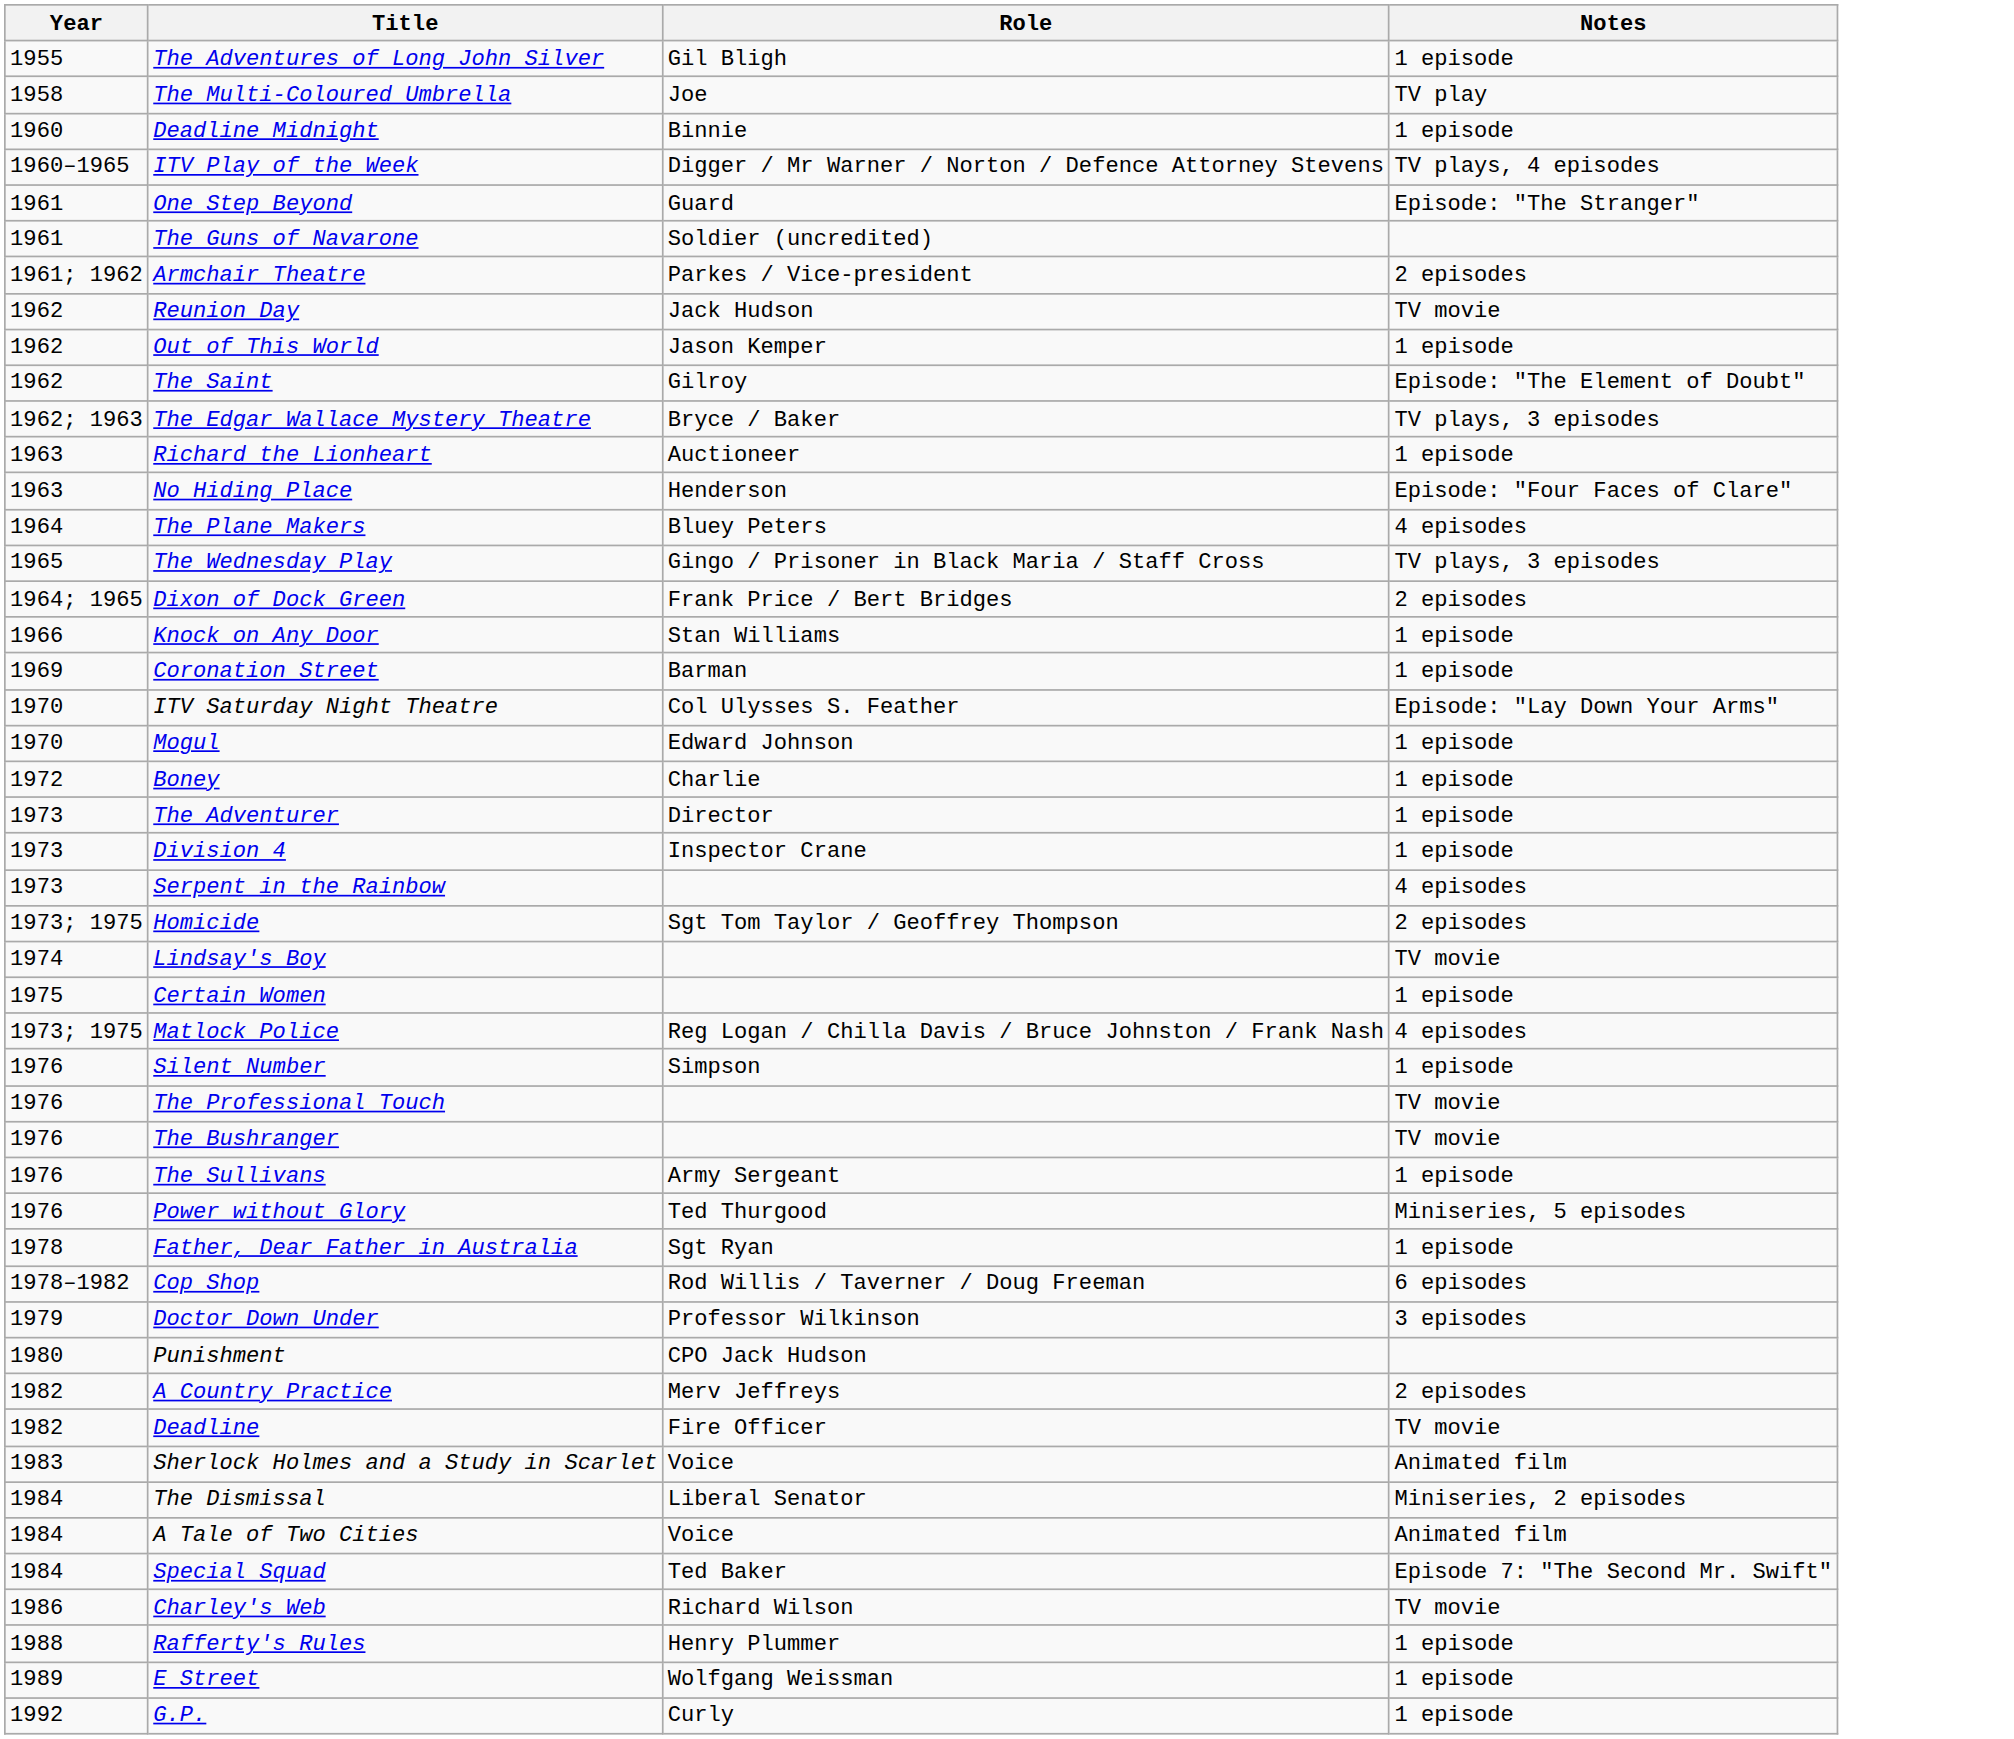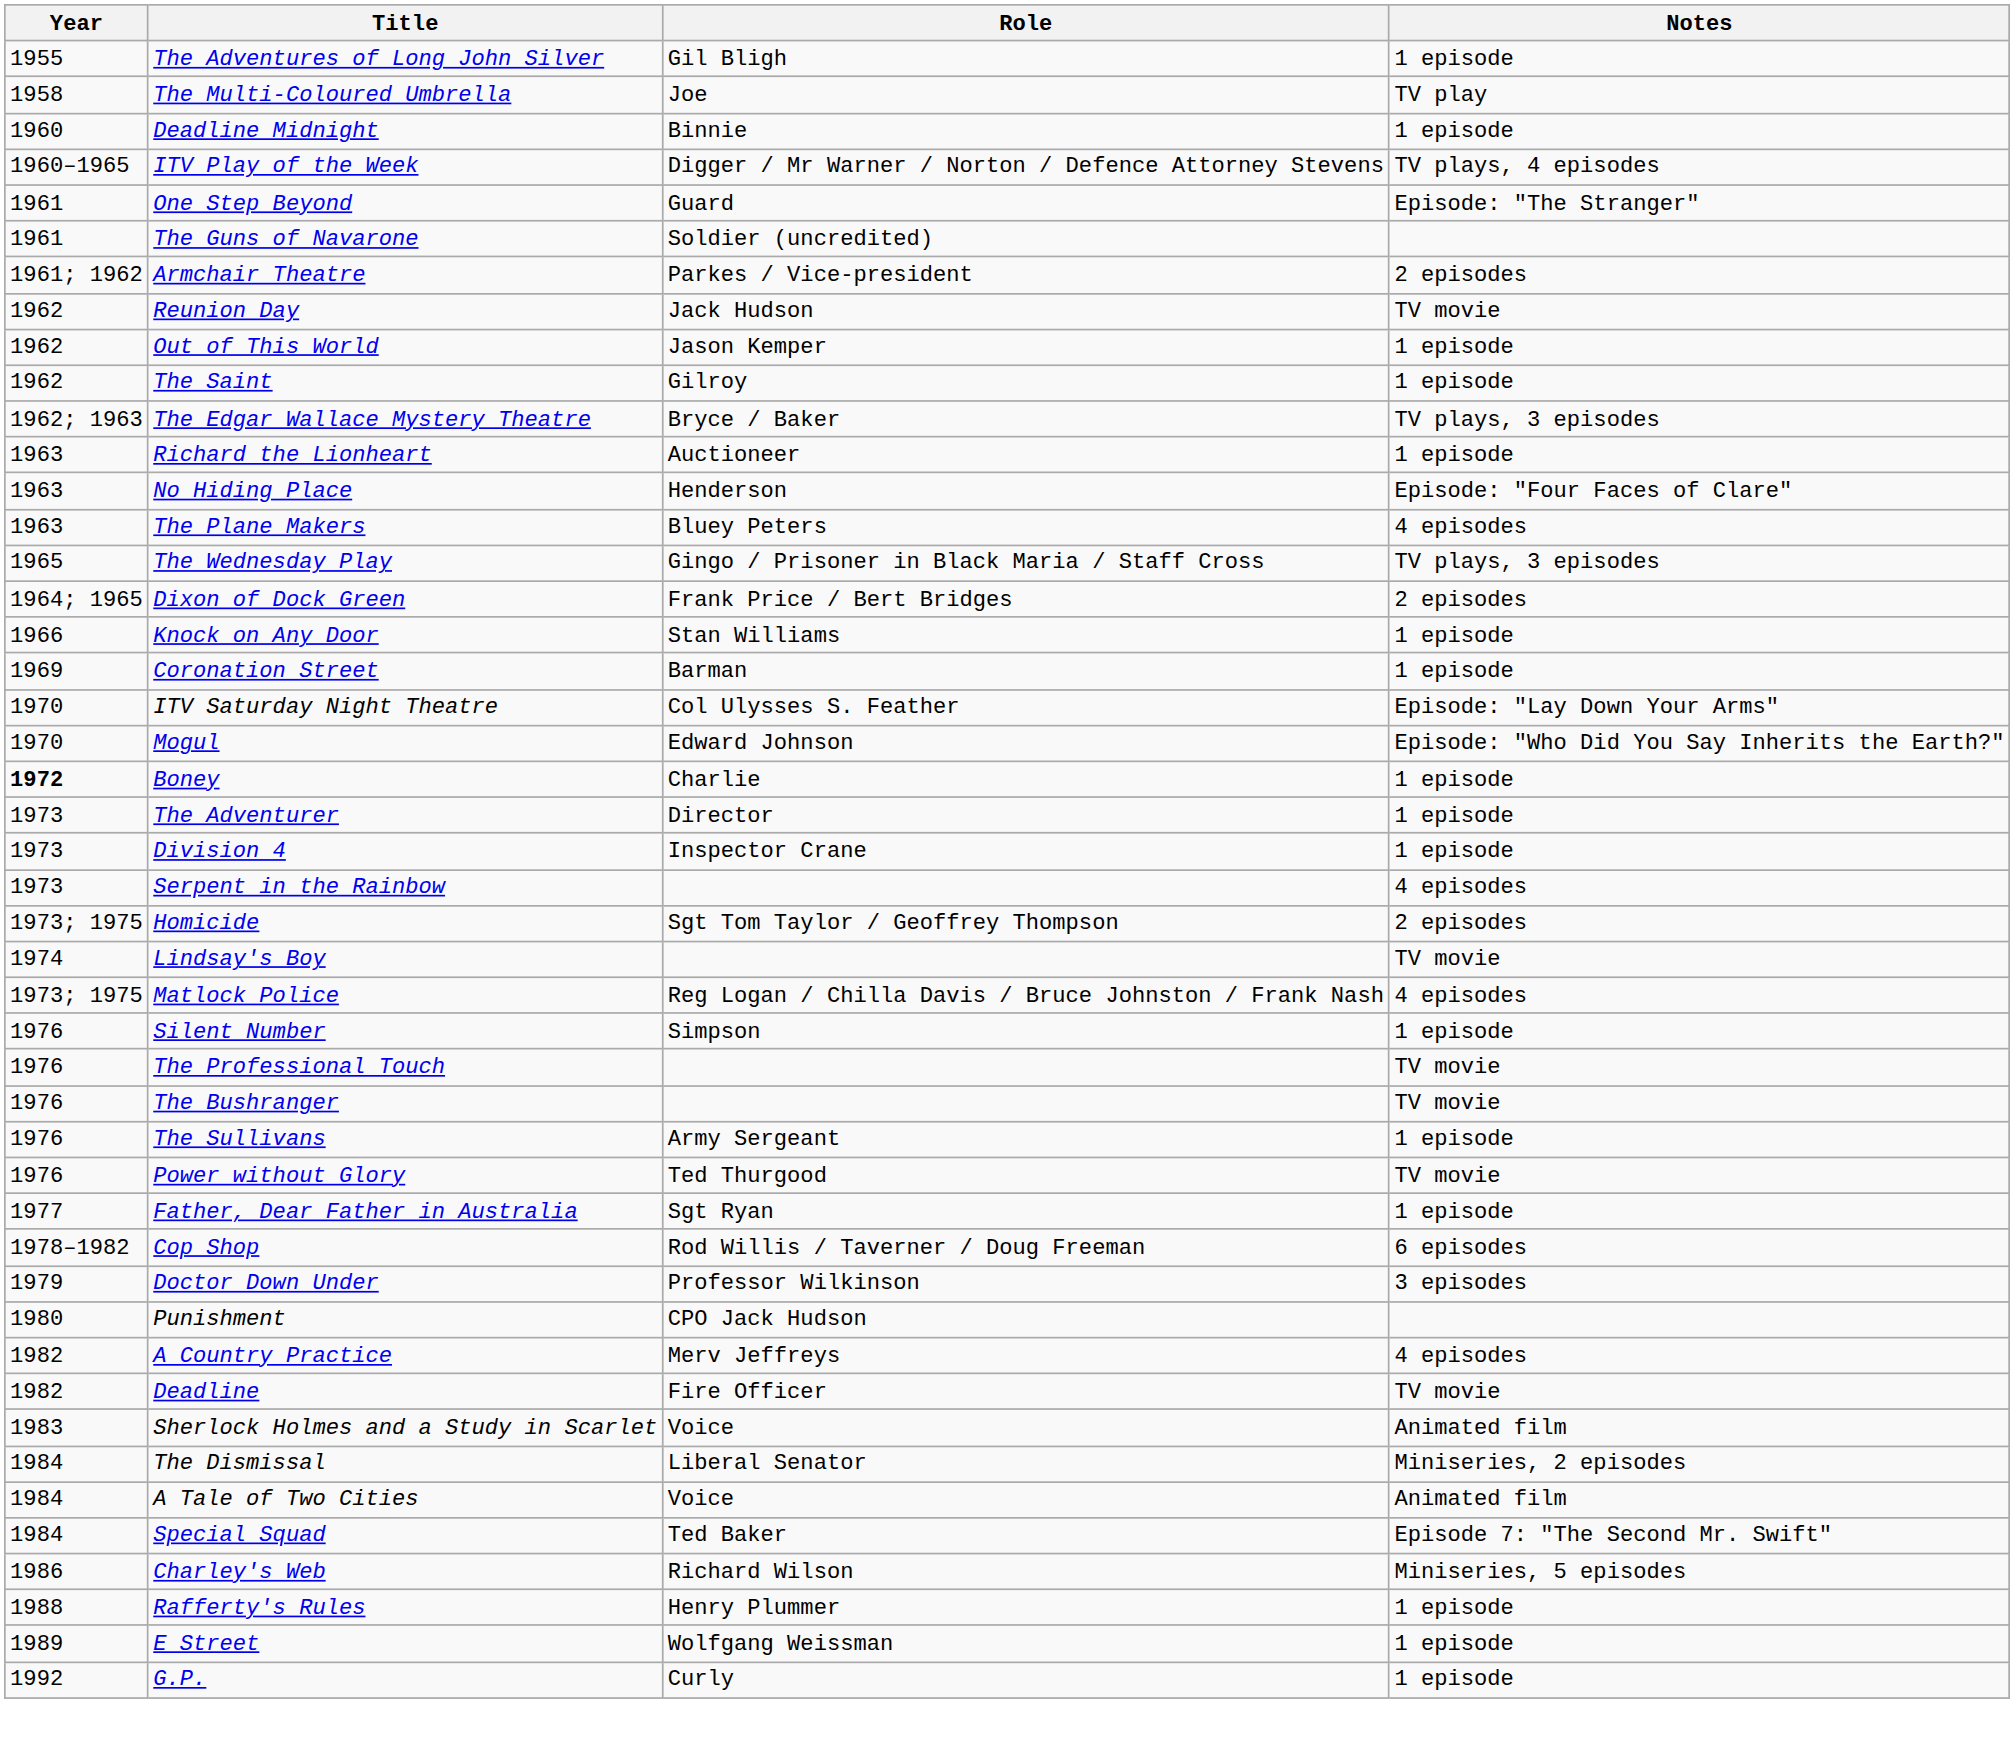(1600, 383) Episode: "The Element of Doubt" -> (1454, 383) 1 episode
(37, 527) 1964 -> (37, 527) 1963
(1454, 743) 1 episode -> (1699, 743) Episode: "Who Did You Say Inherits the Earth?"
(37, 779) normal -> (37, 779) bold
- row: (239, 995)
(1540, 1211) Miniseries, 5 episodes -> (1447, 1175) TV movie
(37, 1247) 1978 -> (37, 1211) 1977
(1461, 1392) 2 episodes -> (1461, 1356) 4 episodes
(1447, 1608) TV movie -> (1540, 1572) Miniseries, 5 episodes
